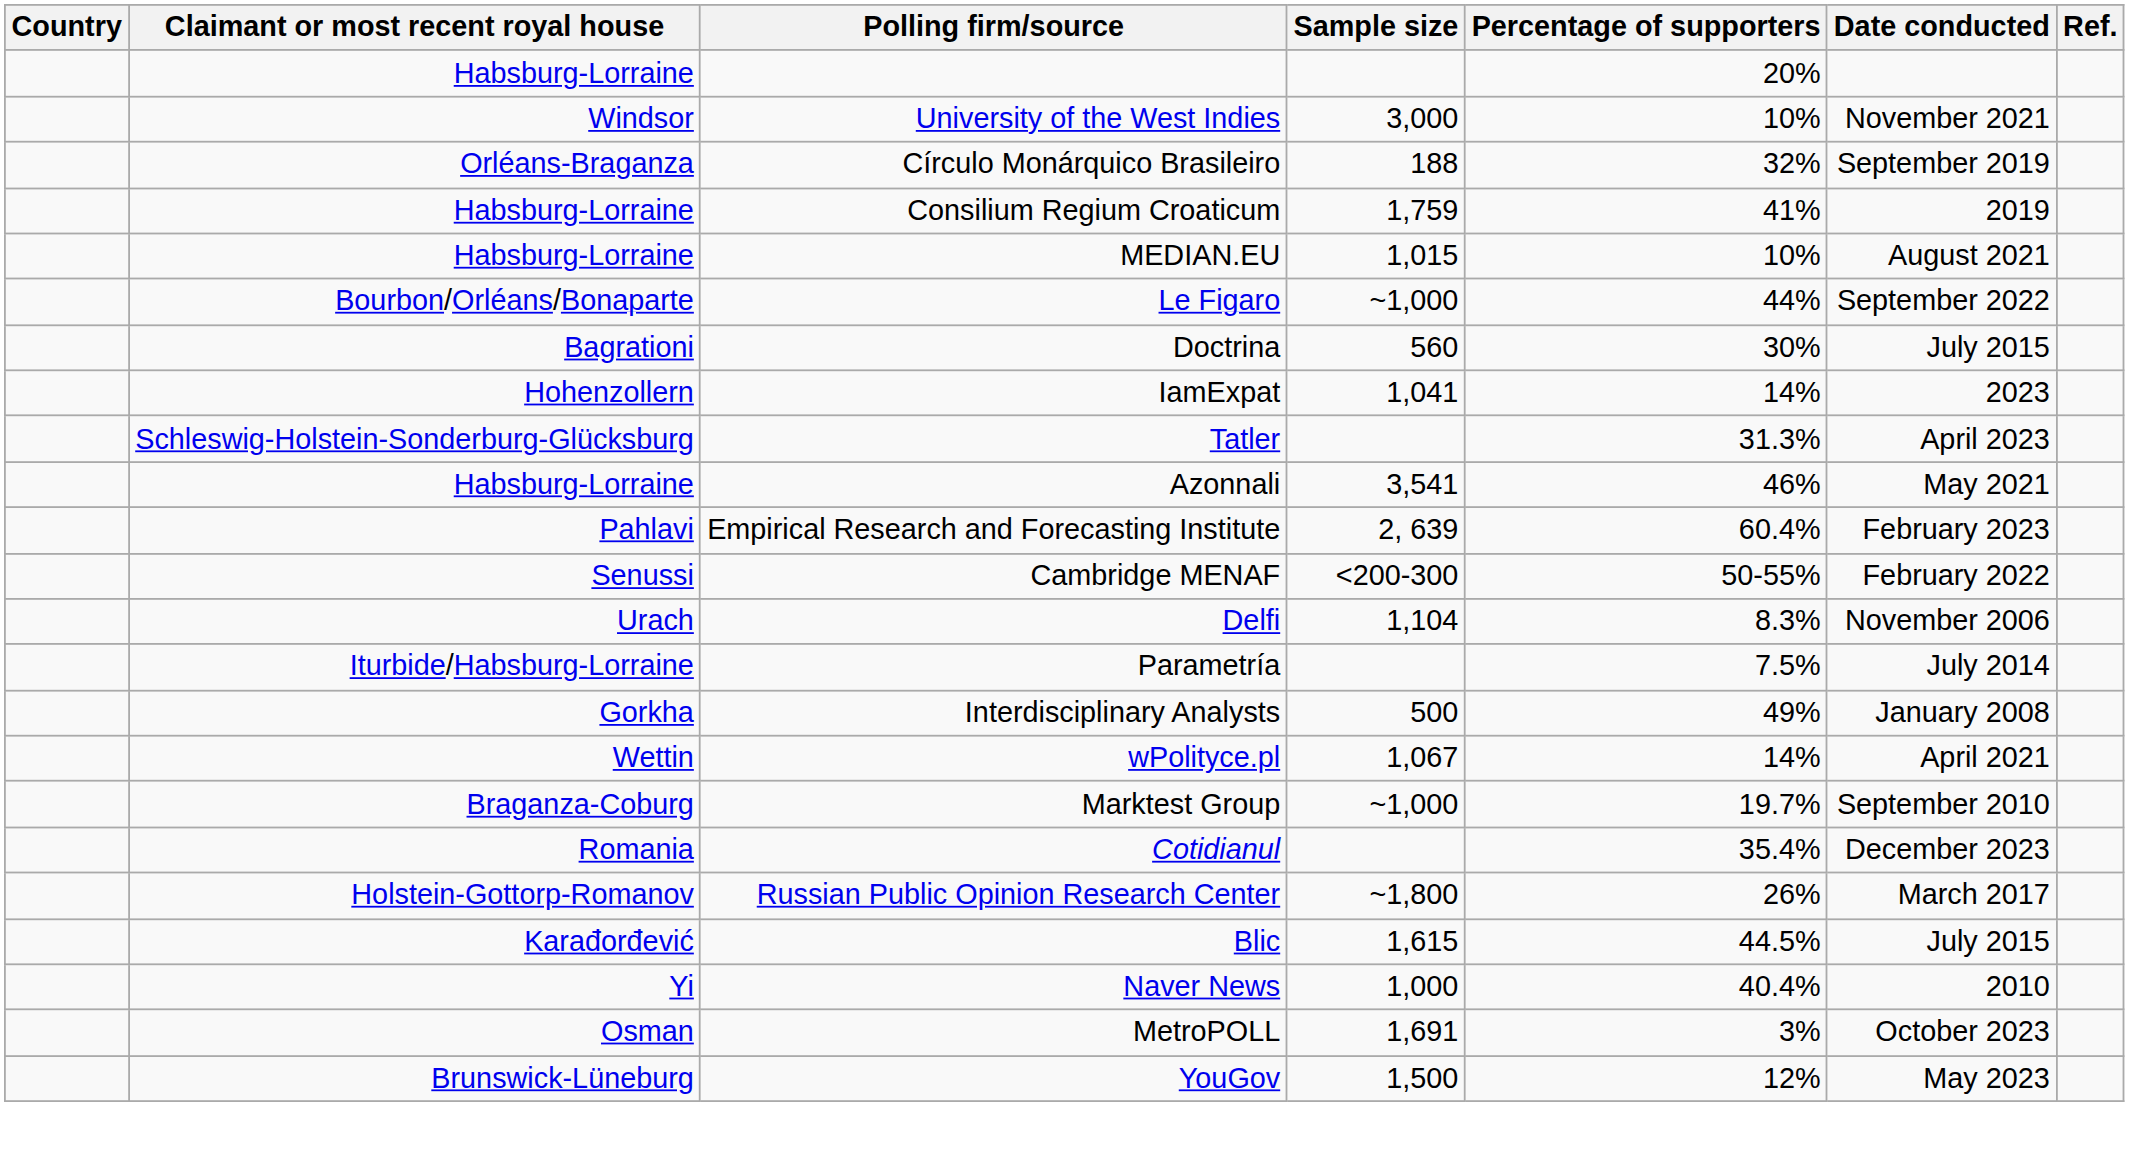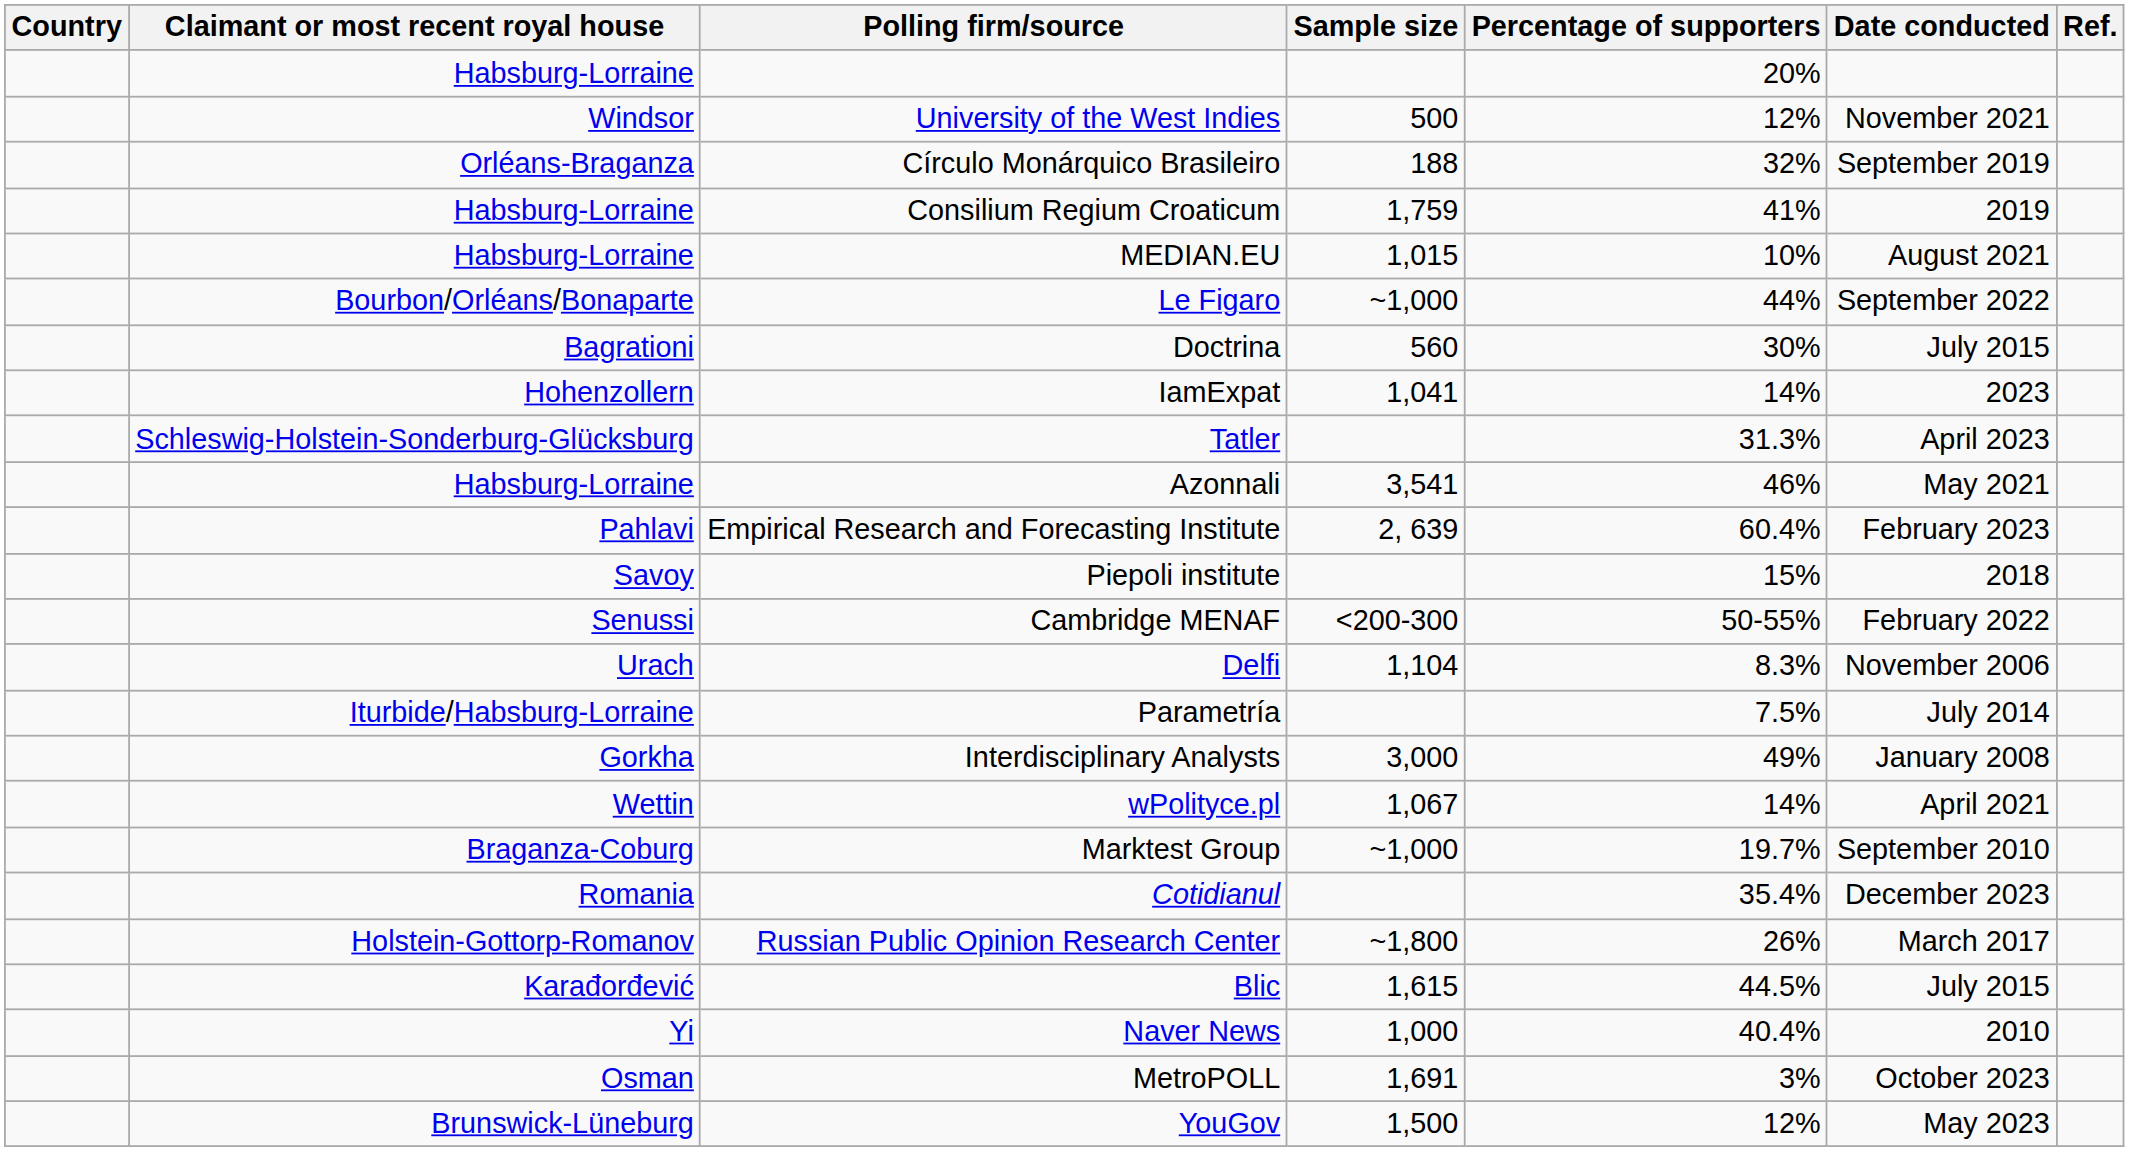(1422, 118) 3,000 -> (1434, 118) 500
(1792, 118) 10% -> (1792, 118) 12%
+ row: (1183, 575)
(1434, 712) 500 -> (1422, 758) 3,000
